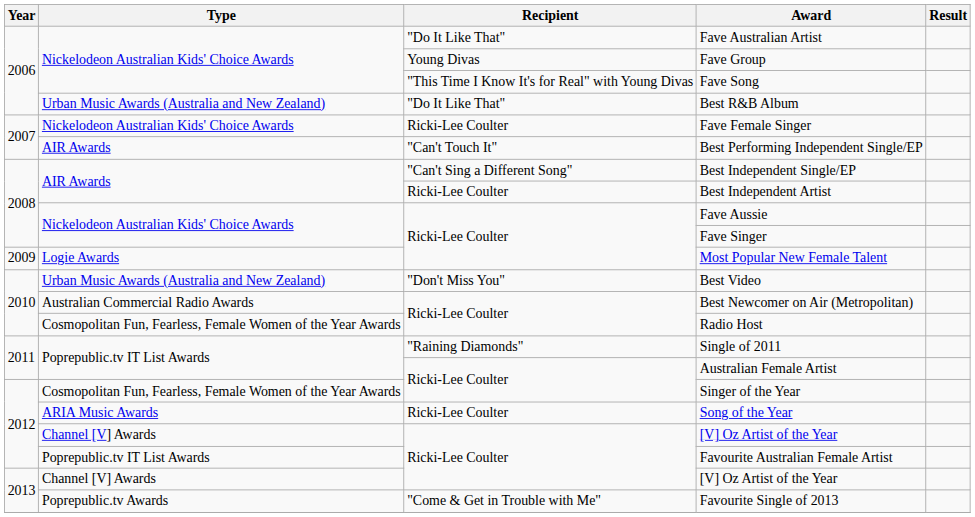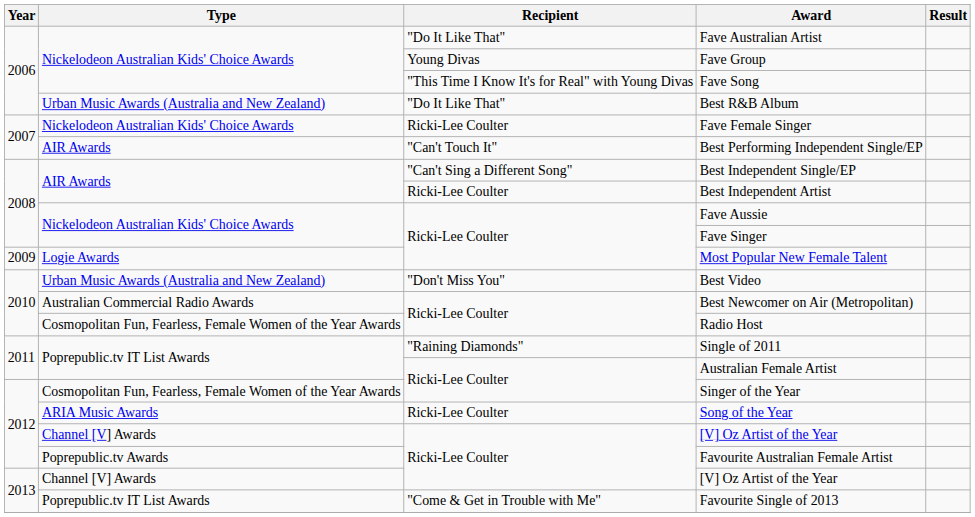(126, 457) Poprepublic.tv IT List Awards -> (105, 457) Poprepublic.tv Awards
(105, 501) Poprepublic.tv Awards -> (126, 501) Poprepublic.tv IT List Awards
